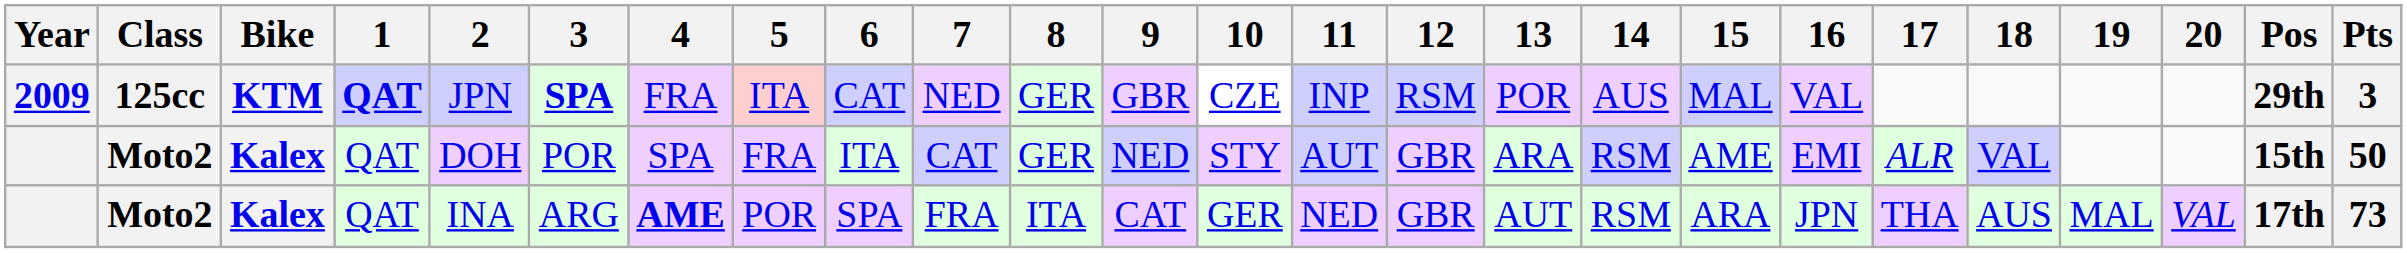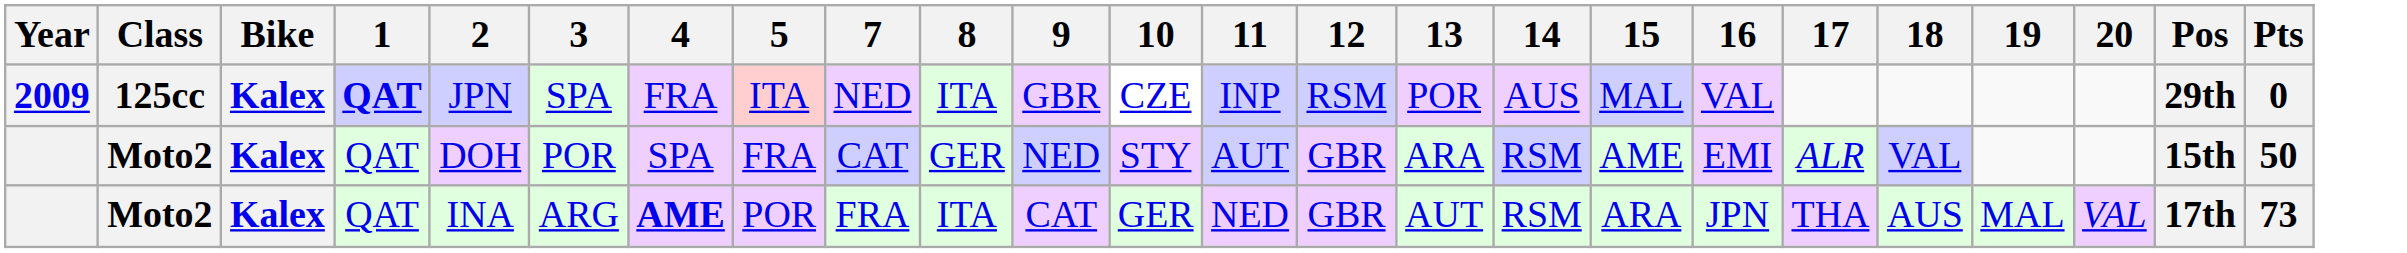- column: (869, 34)
(277, 94) KTM -> (277, 94) Kalex
(579, 94) bold -> (579, 94) normal
(1056, 94) GER -> (967, 94) ITA
(2368, 94) 3 -> (2279, 94) 0
